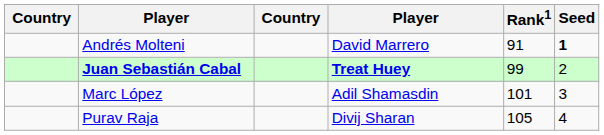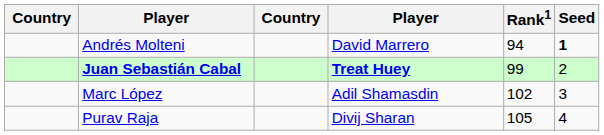(515, 45) 91 -> (515, 45) 94
(520, 93) 101 -> (520, 93) 102
